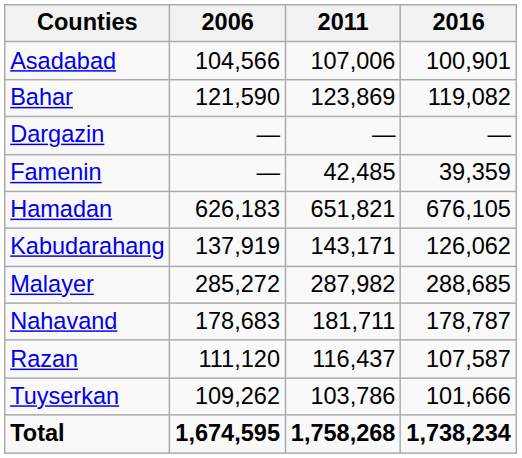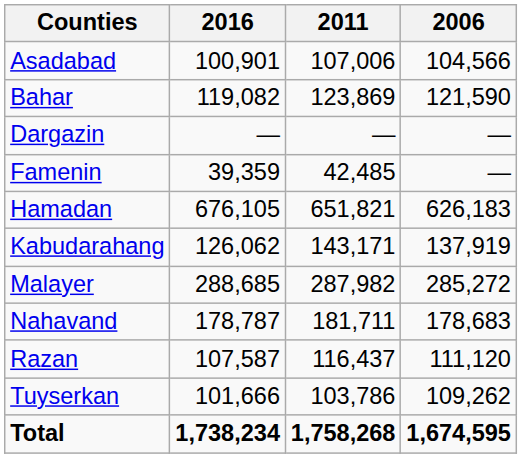columns swapped: (228, 23) <-> (459, 23)
